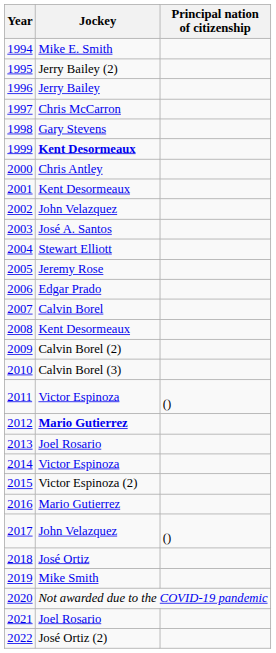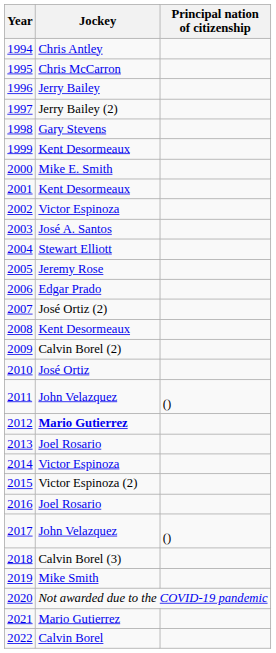(75, 48) Mike E. Smith -> (71, 48) Chris Antley
(78, 68) Jerry Bailey (2) -> (80, 68) Chris McCarron
(80, 108) Chris McCarron -> (78, 108) Jerry Bailey (2)
(87, 149) bold -> (84, 149) normal
(71, 169) Chris Antley -> (75, 169) Mike E. Smith
(78, 209) John Velazquez -> (79, 209) Victor Espinoza
(71, 309) Calvin Borel -> (73, 309) José Ortiz (2)
(80, 369) Calvin Borel (3) -> (64, 369) José Ortiz
(79, 396) Victor Espinoza -> (78, 396) John Velazquez
(79, 504) Mario Gutierrez -> (70, 504) Joel Rosario
(64, 558) José Ortiz -> (80, 558) Calvin Borel (3)
(70, 618) Joel Rosario -> (79, 618) Mario Gutierrez
(73, 638) José Ortiz (2) -> (71, 638) Calvin Borel
